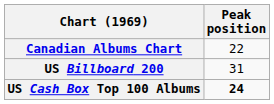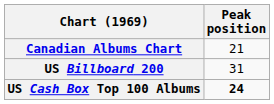(236, 49) 22 -> (236, 49) 21
